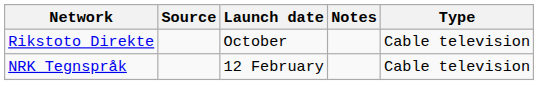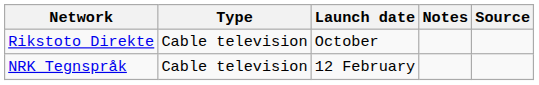columns swapped: (457, 17) <-> (189, 17)
